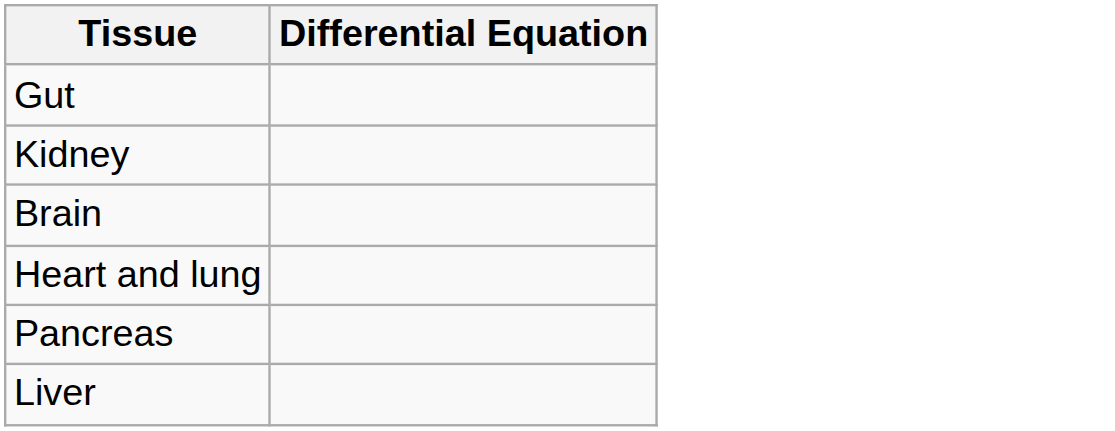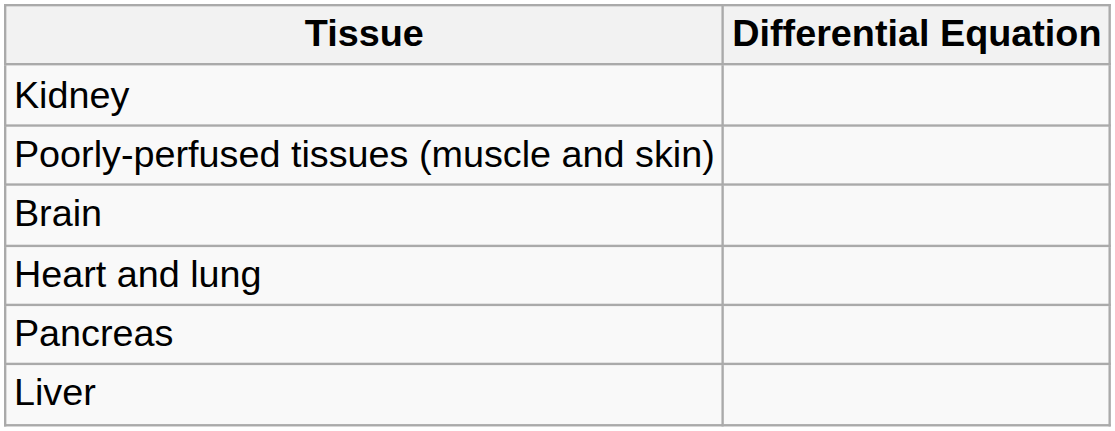- row: (44, 94)
+ row: (364, 154)
